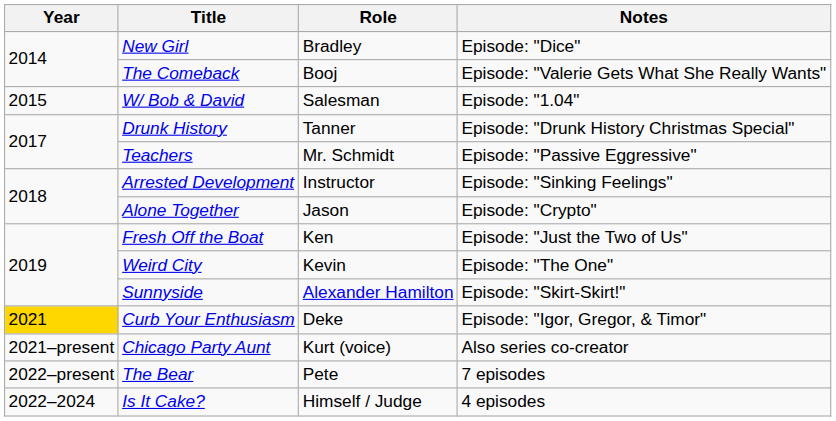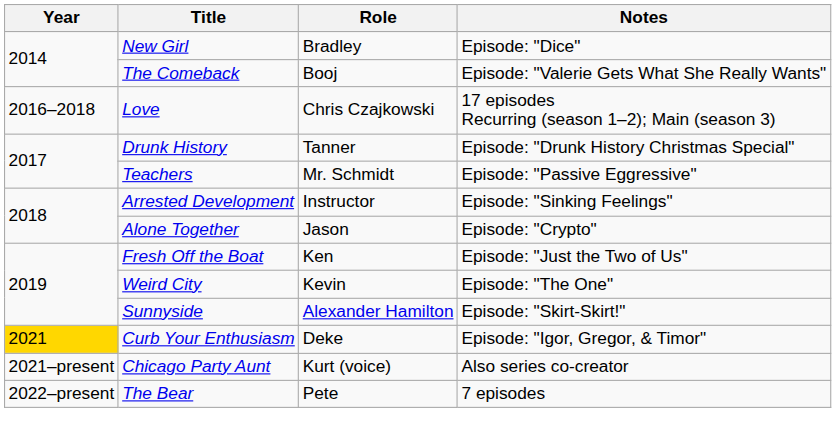- row: (183, 100)
+ row: (141, 110)
- row: (163, 401)
